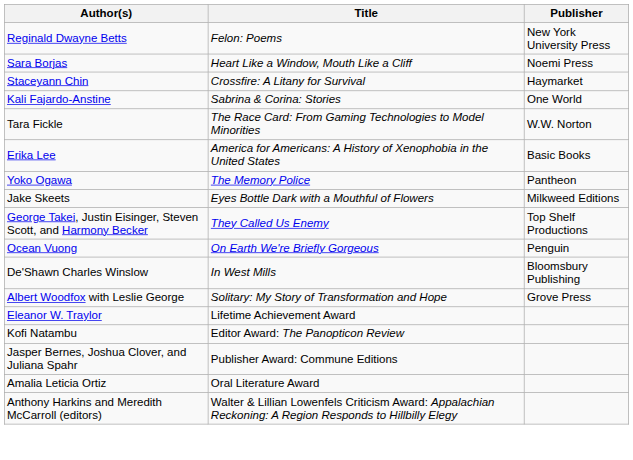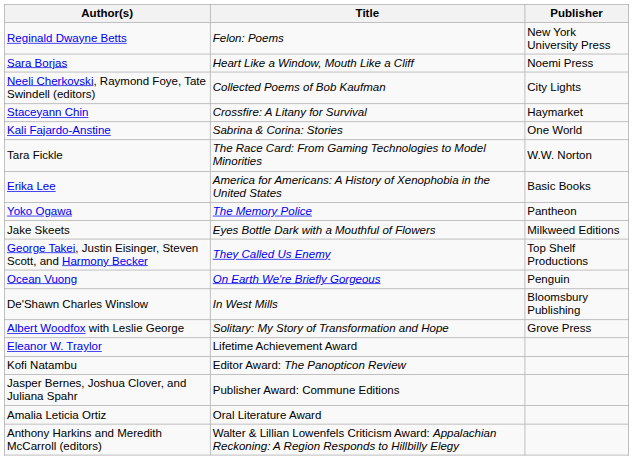+ row: (106, 87)
